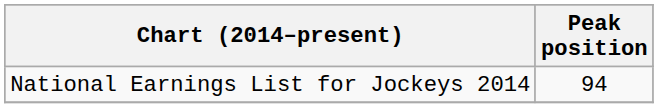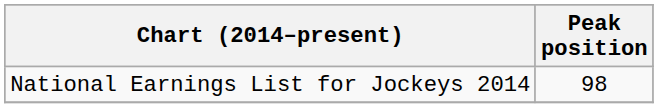(594, 85) 94 -> (594, 85) 98
